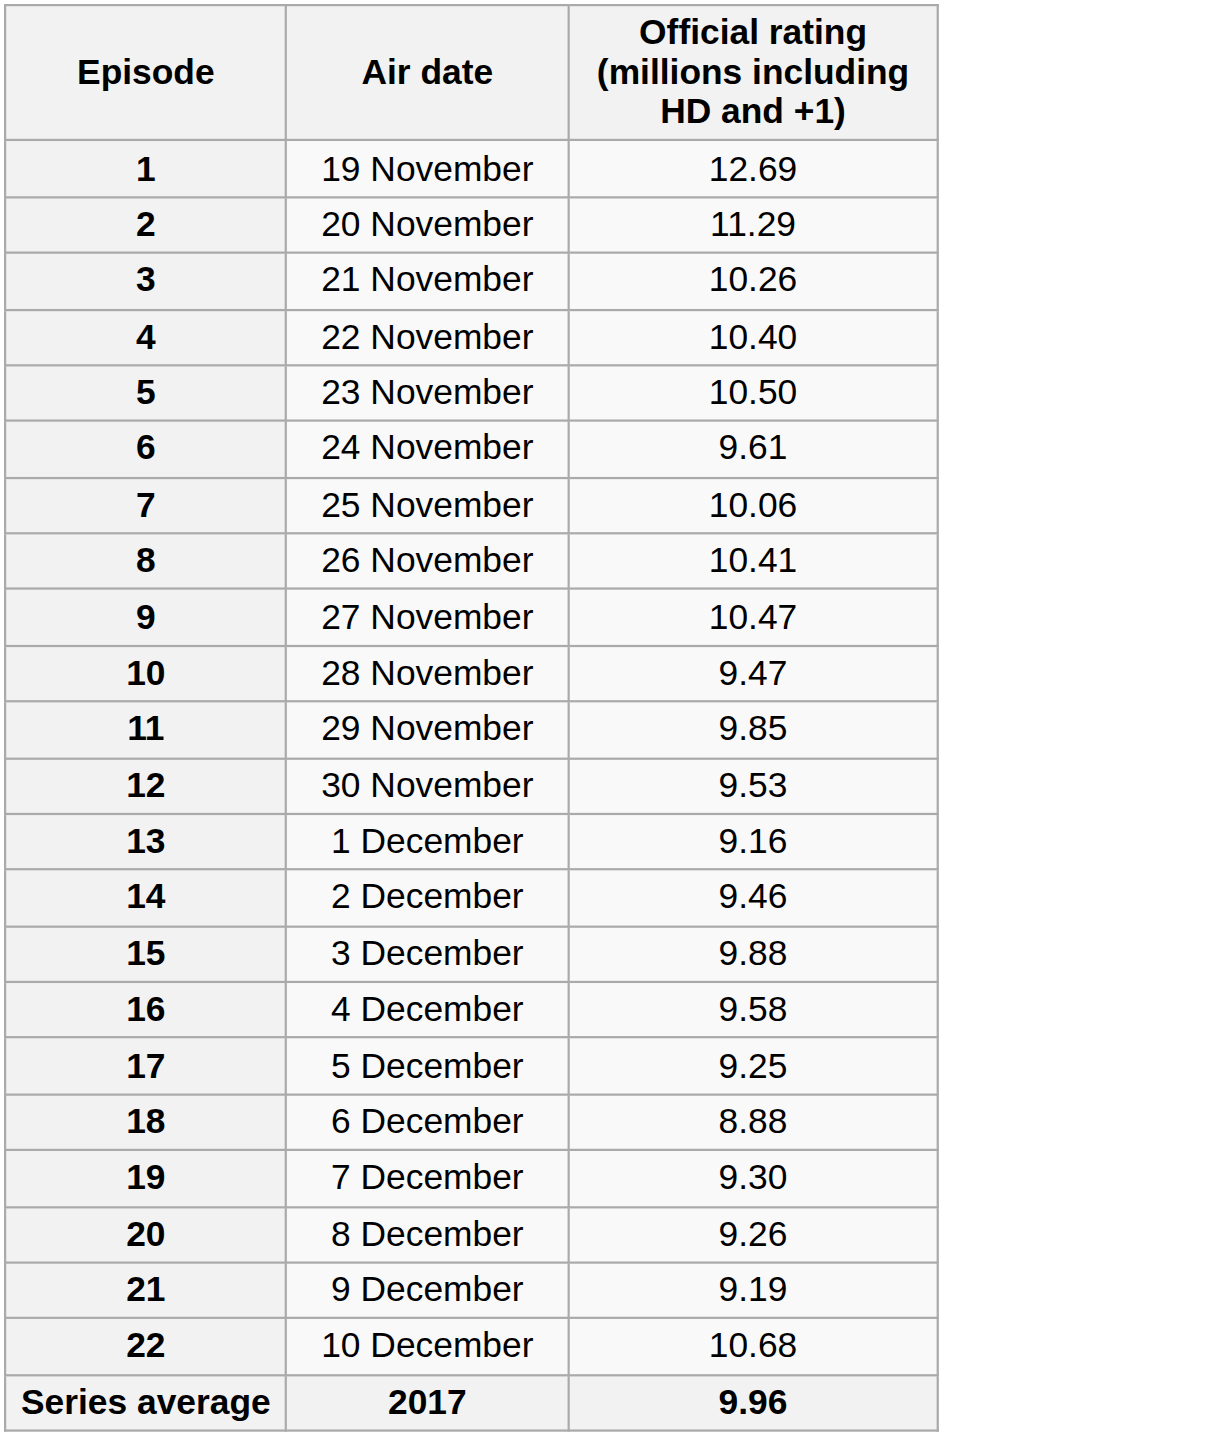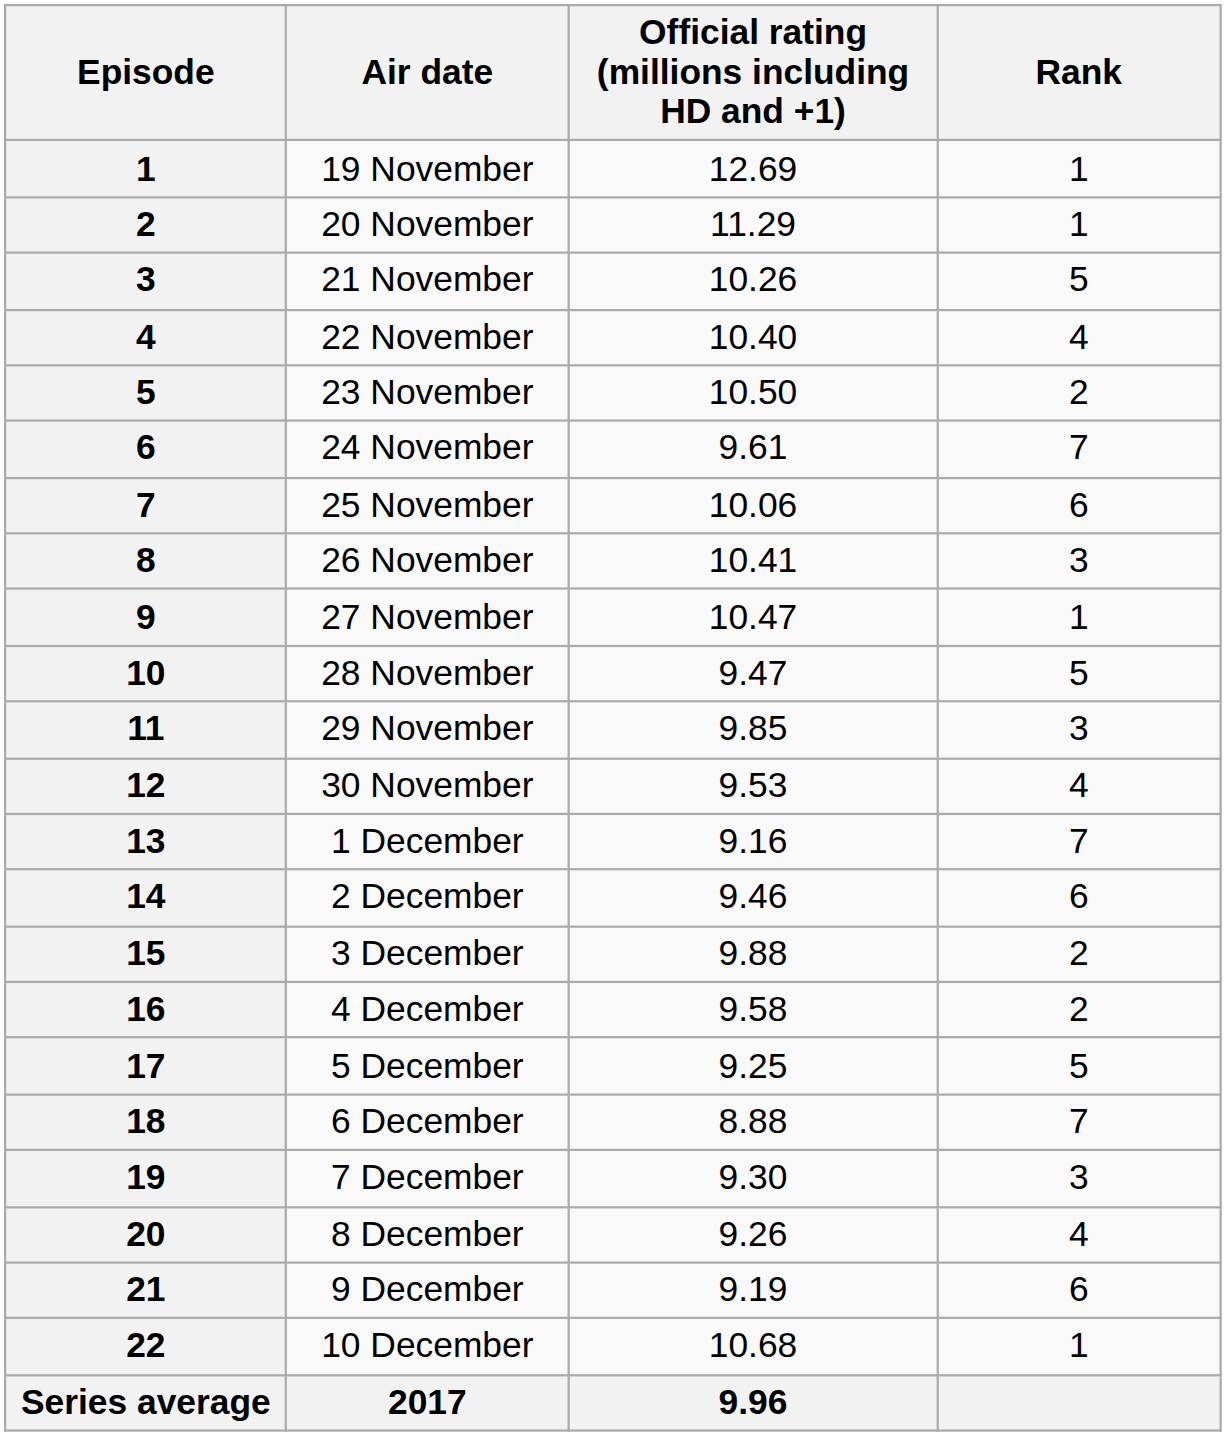+ column: (1079, 72)
